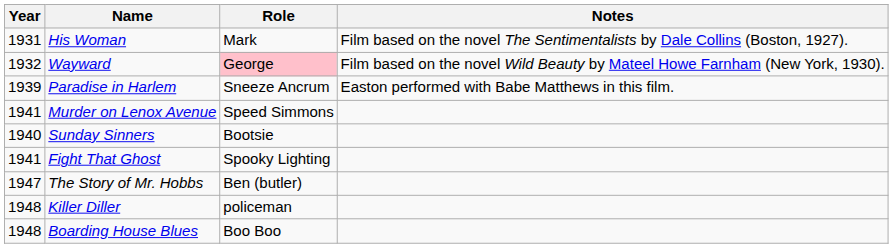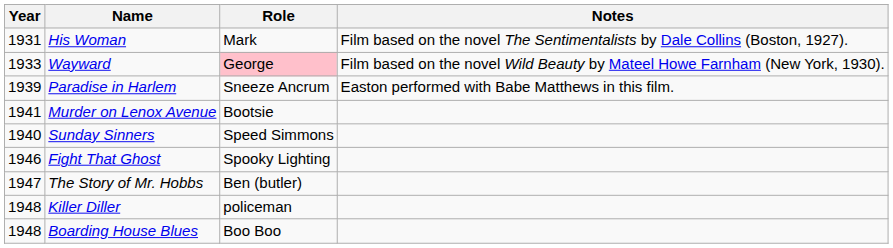(25, 64) 1932 -> (25, 64) 1933
(279, 111) Speed Simmons -> (248, 111) Bootsie
(248, 135) Bootsie -> (279, 135) Speed Simmons
(25, 159) 1941 -> (25, 159) 1946
